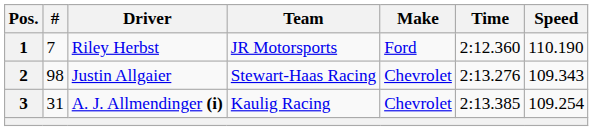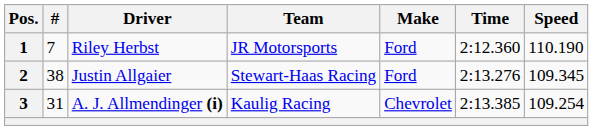(55, 75) 98 -> (55, 75) 38
(418, 75) Chevrolet -> (400, 75) Ford
(556, 75) 109.343 -> (556, 75) 109.345
